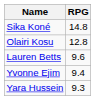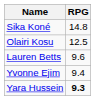(78, 42) 12.8 -> (78, 42) 12.5
(78, 88) normal -> (78, 88) bold
